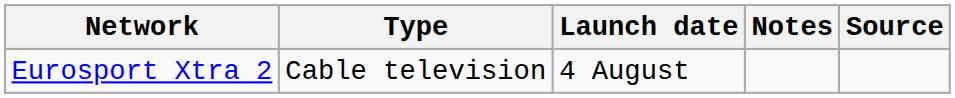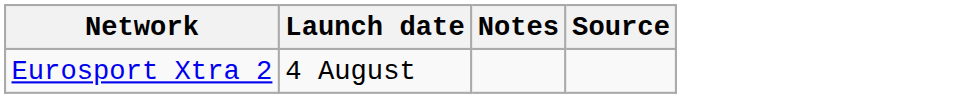- column: (416, 27)
